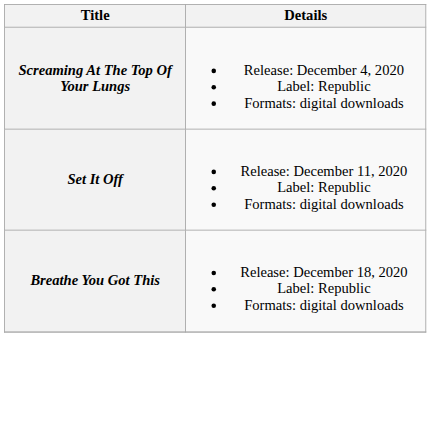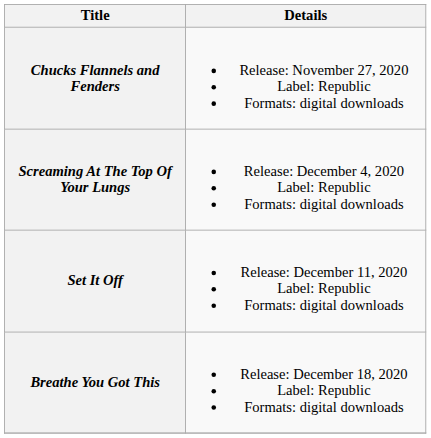+ row: (95, 78)
